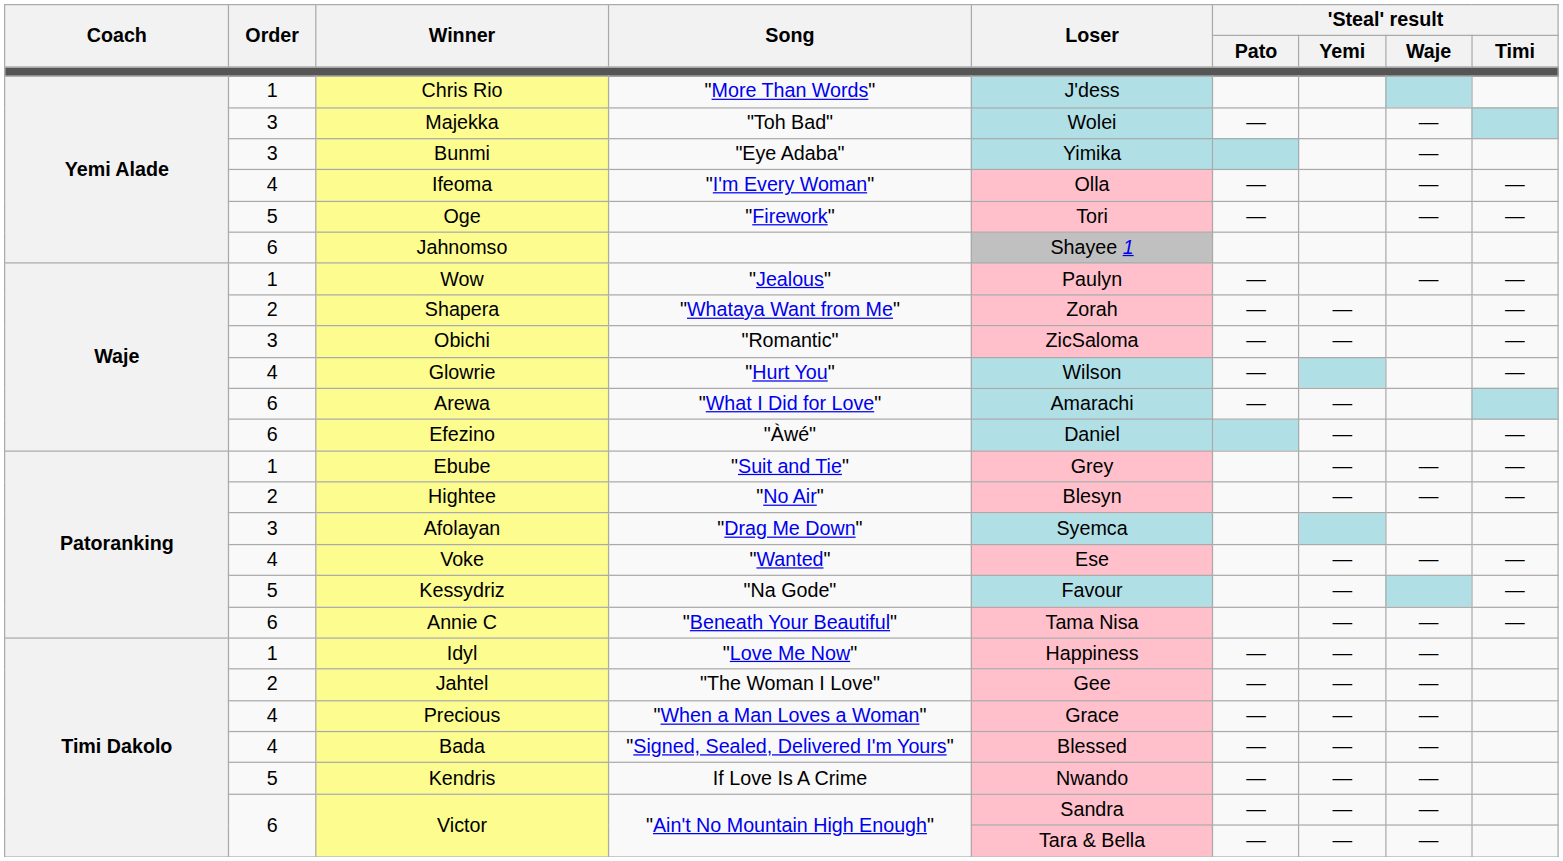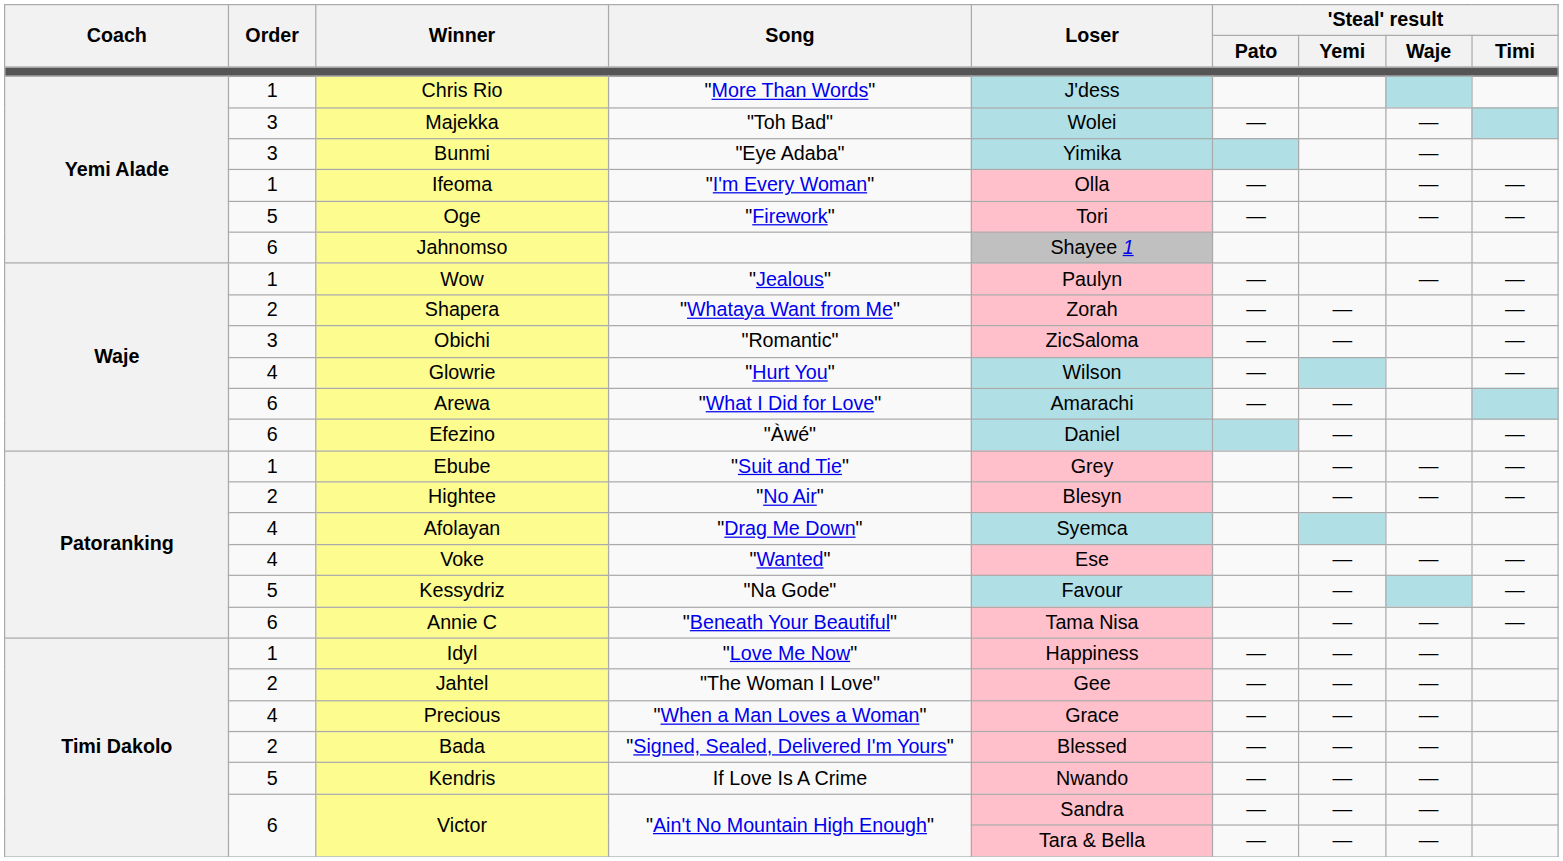(272, 185) 4 -> (272, 185) 1
(272, 528) 3 -> (272, 528) 4
(272, 747) 4 -> (272, 747) 2
